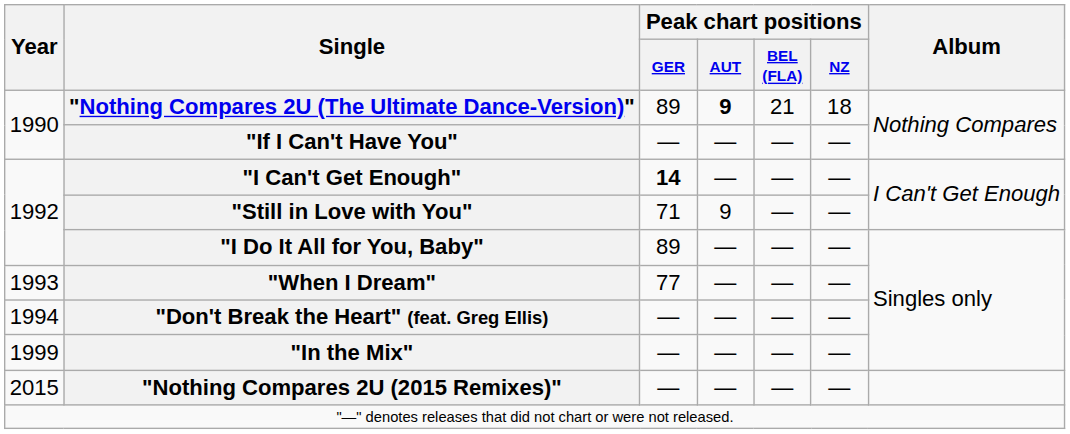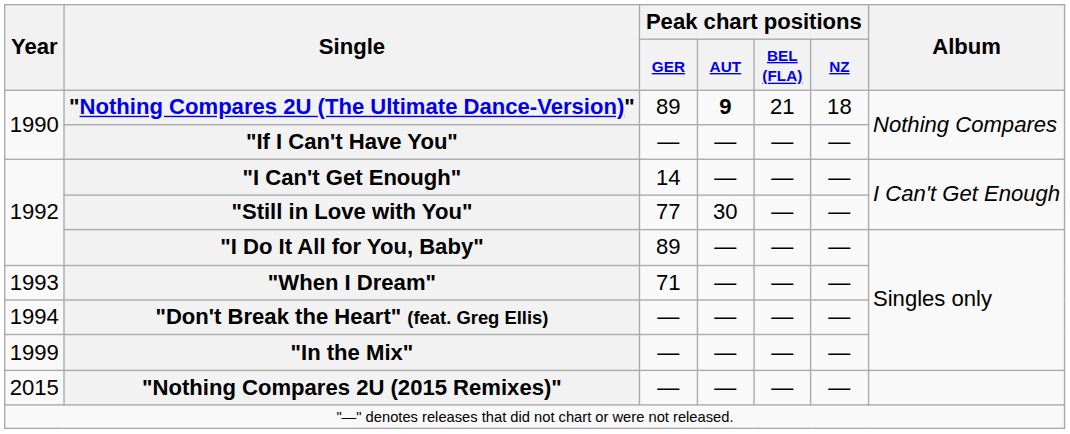(668, 177) bold -> (668, 177) normal
(668, 212) 71 -> (668, 212) 77
(725, 212) 9 -> (725, 212) 30
(668, 282) 77 -> (668, 282) 71
